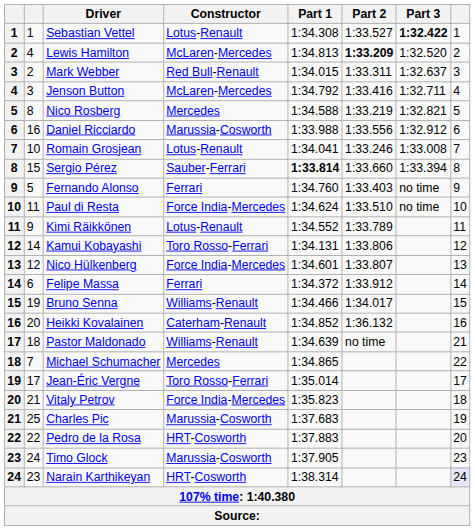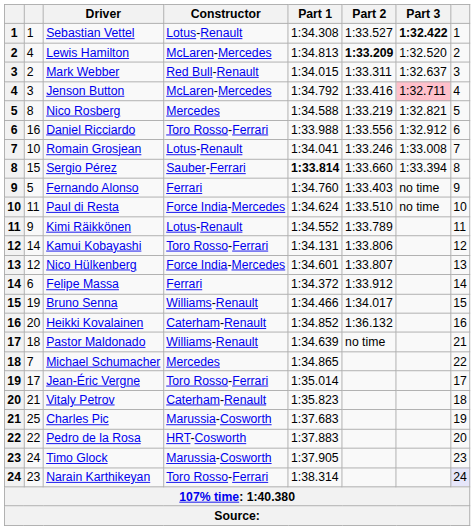(423, 91) no background -> (423, 91) pink background
(219, 129) Marussia-Cosworth -> (217, 129) Toro Rosso-Ferrari
(226, 400) Force India-Mercedes -> (216, 400) Caterham-Renault
(206, 477) HRT-Cosworth -> (217, 477) Toro Rosso-Ferrari
